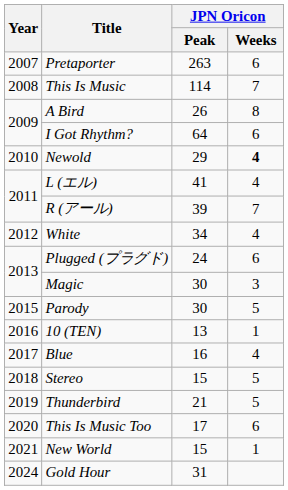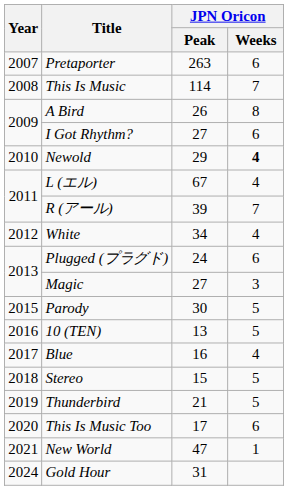(200, 134) 64 -> (200, 134) 27
(200, 182) 41 -> (200, 182) 67
(200, 284) 30 -> (200, 284) 27
(256, 331) 1 -> (256, 331) 5
(200, 449) 15 -> (200, 449) 47
